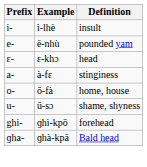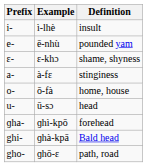(88, 59) head -> (110, 59) shame, shyness
(110, 106) shame, shyness -> (88, 106) head
(15, 122) ghi- -> (15, 122) ɡha-
(15, 138) ɡha- -> (15, 138) ghi-
+ row: (48, 153)
